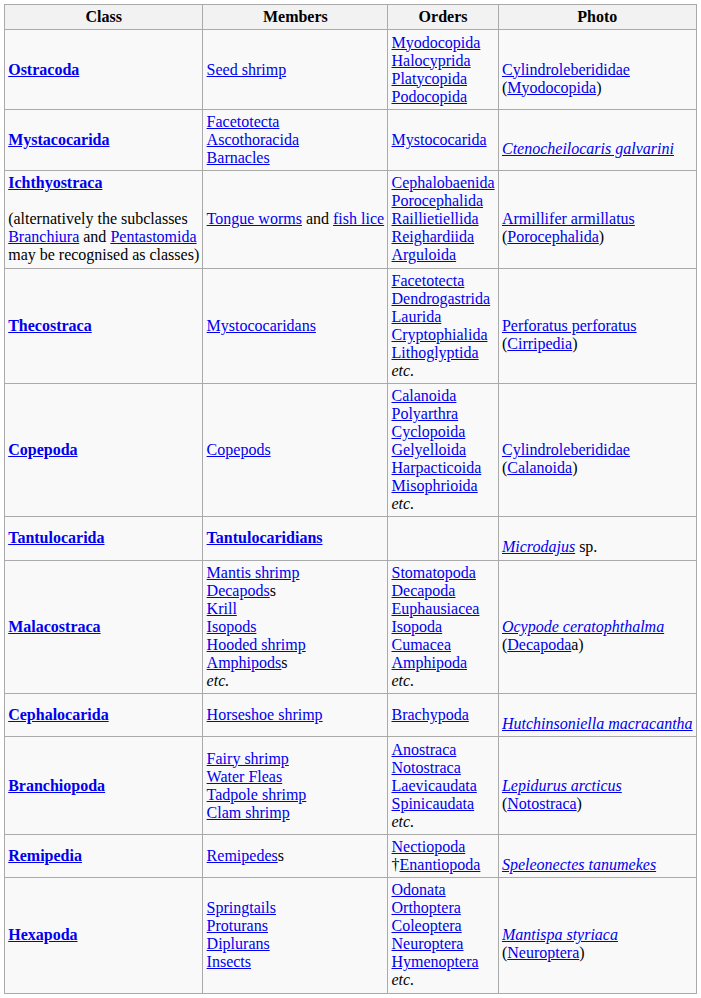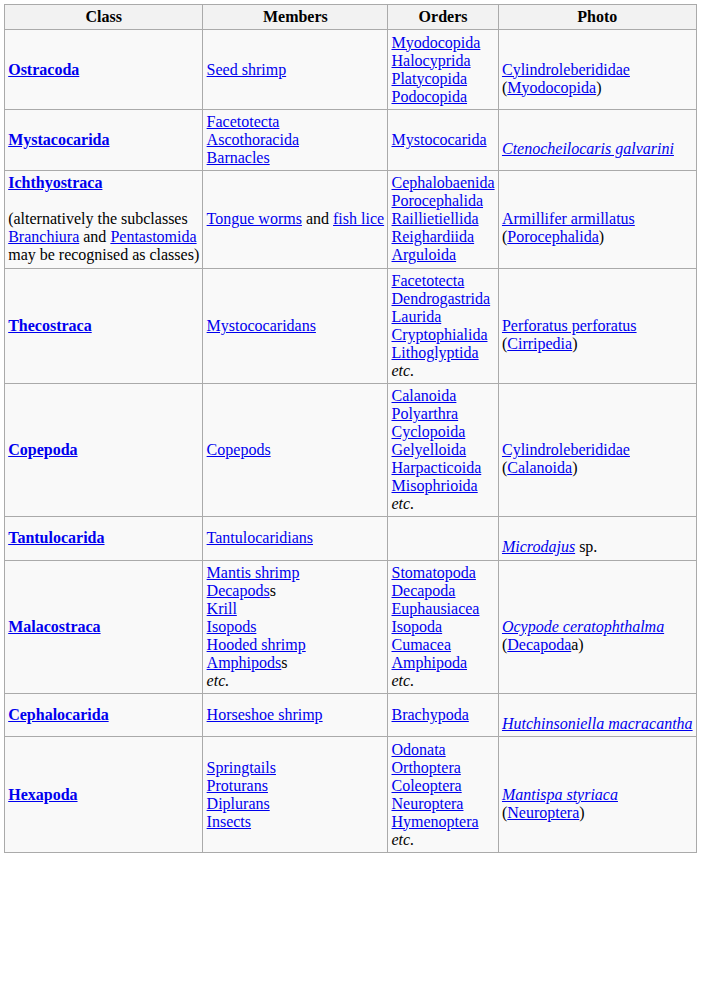(265, 538) bold -> (260, 538) normal
- row: (57, 785)
- row: (45, 855)
